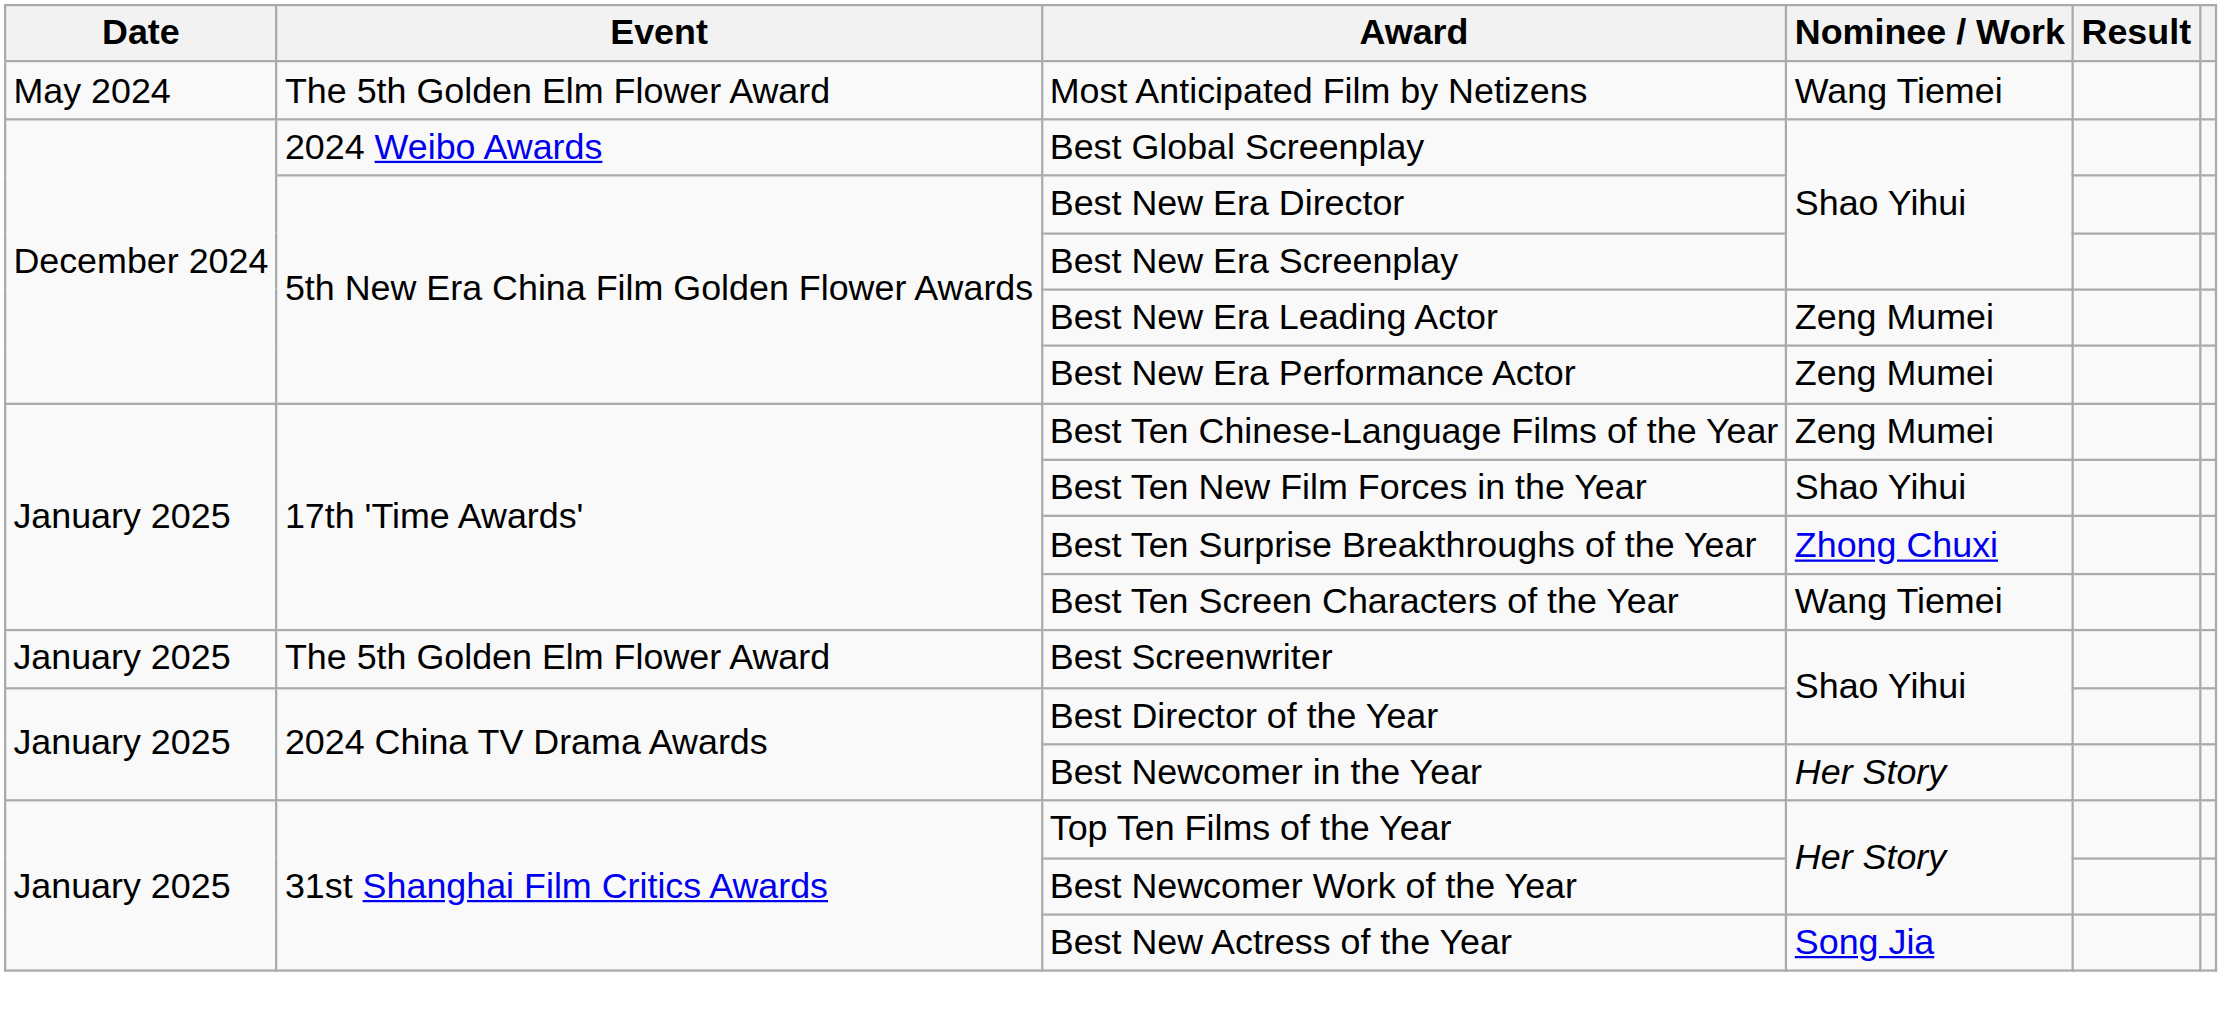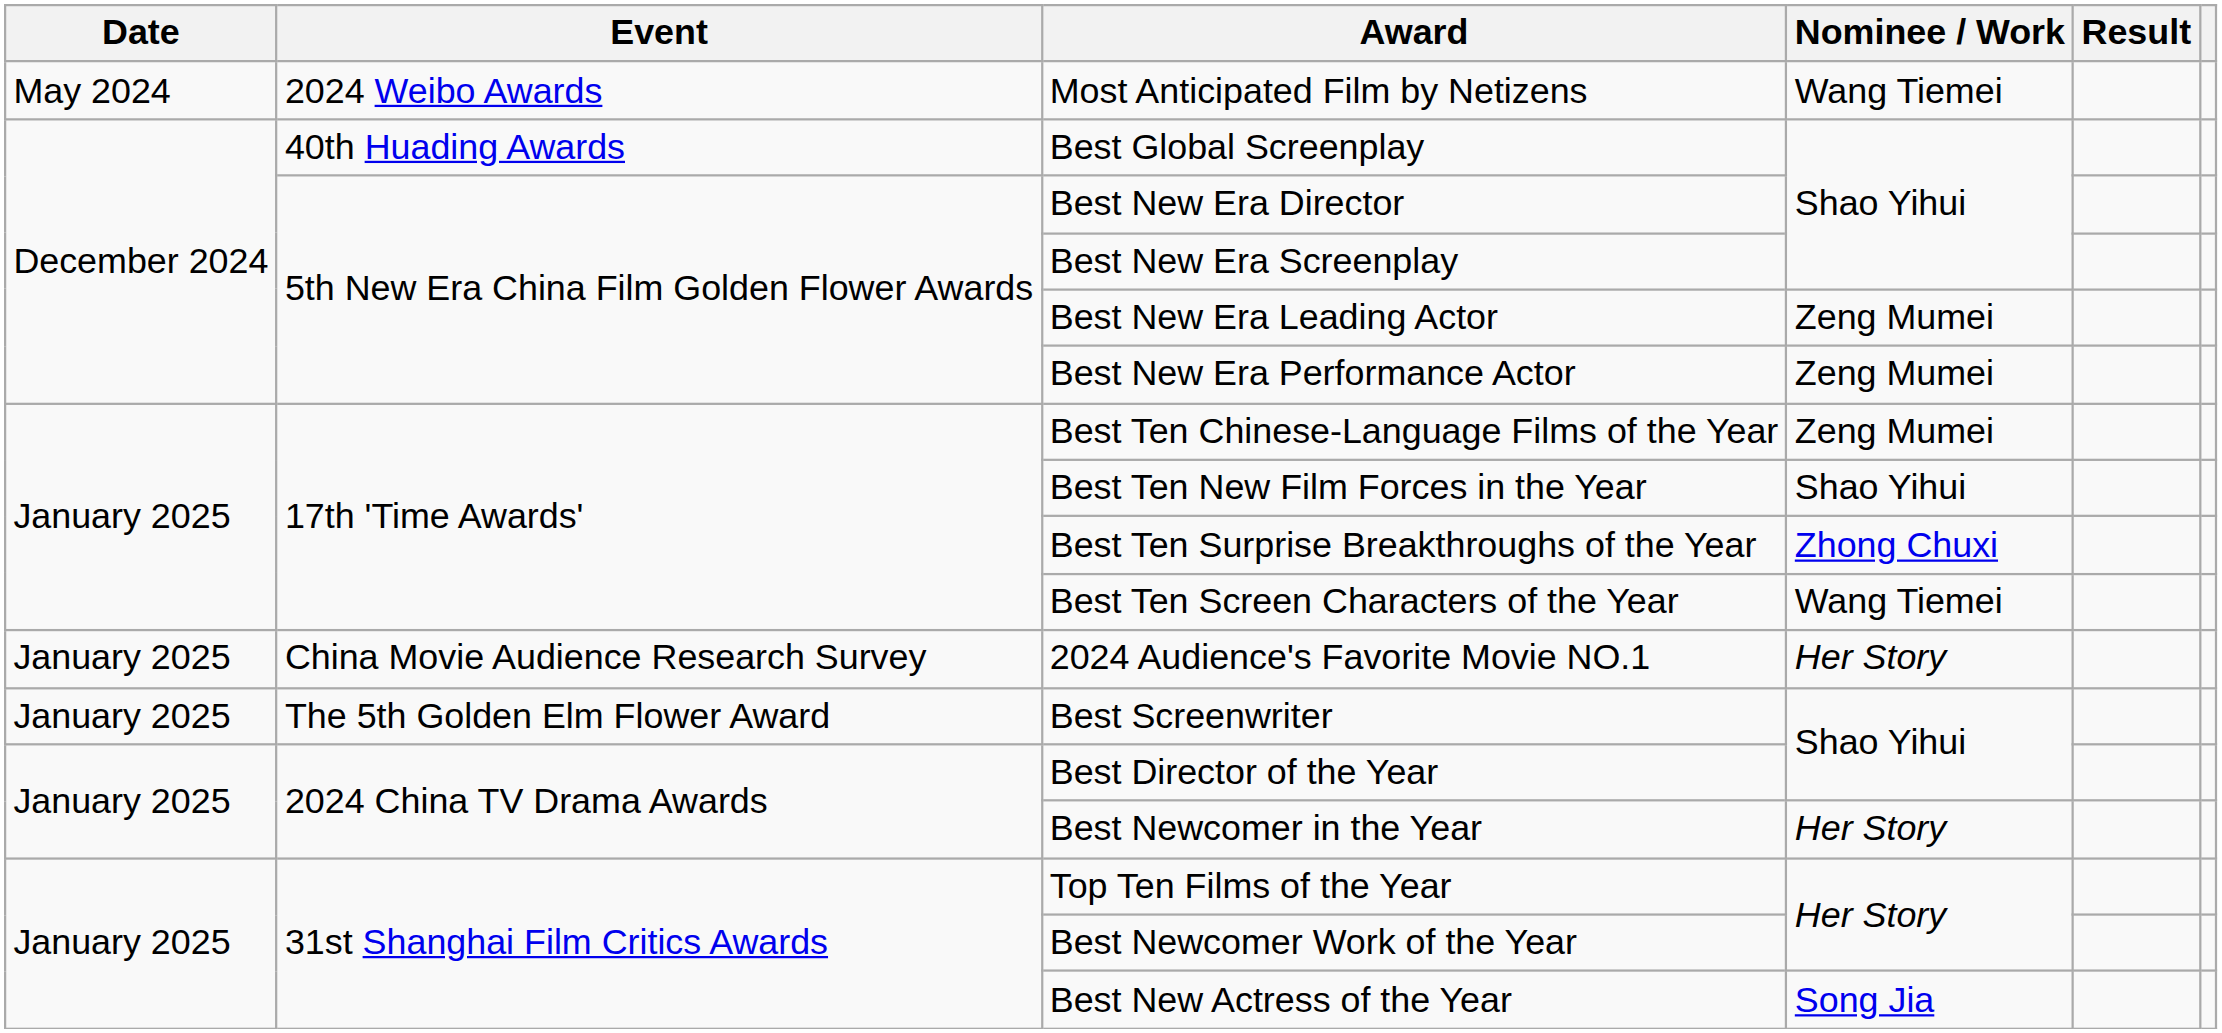(557, 89) The 5th Golden Elm Flower Award -> (444, 89) 2024 Weibo Awards
(444, 146) 2024 Weibo Awards -> (455, 146) 40th Huading Awards
+ row: (1350, 658)
